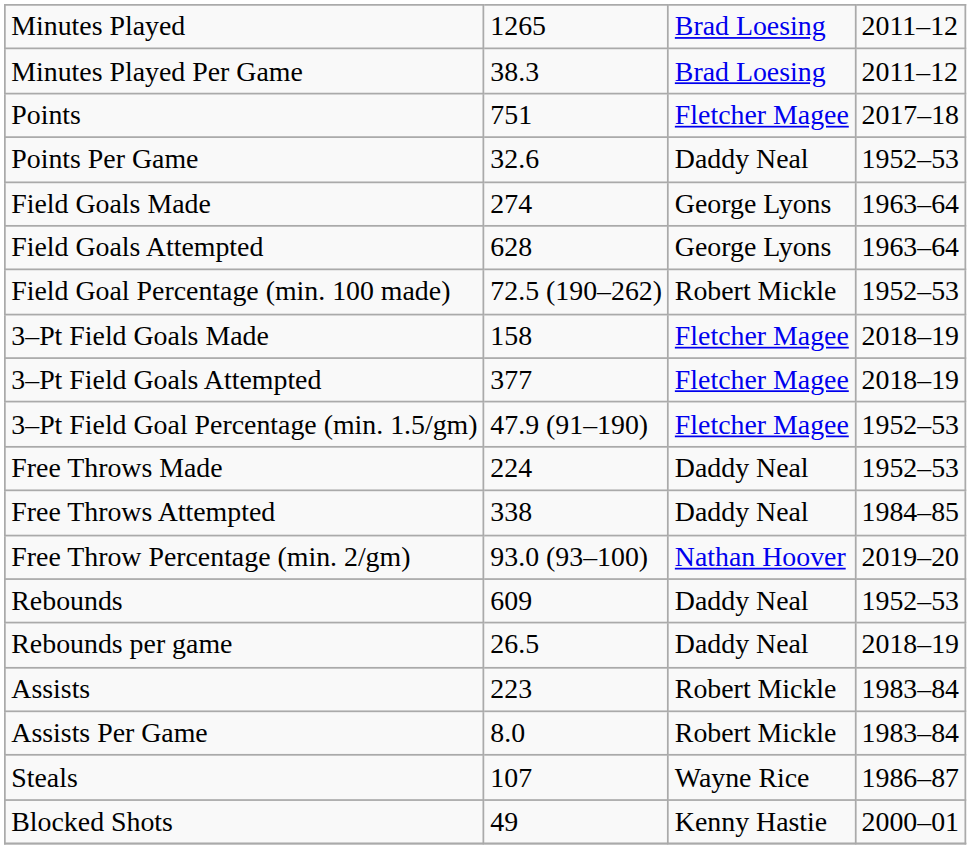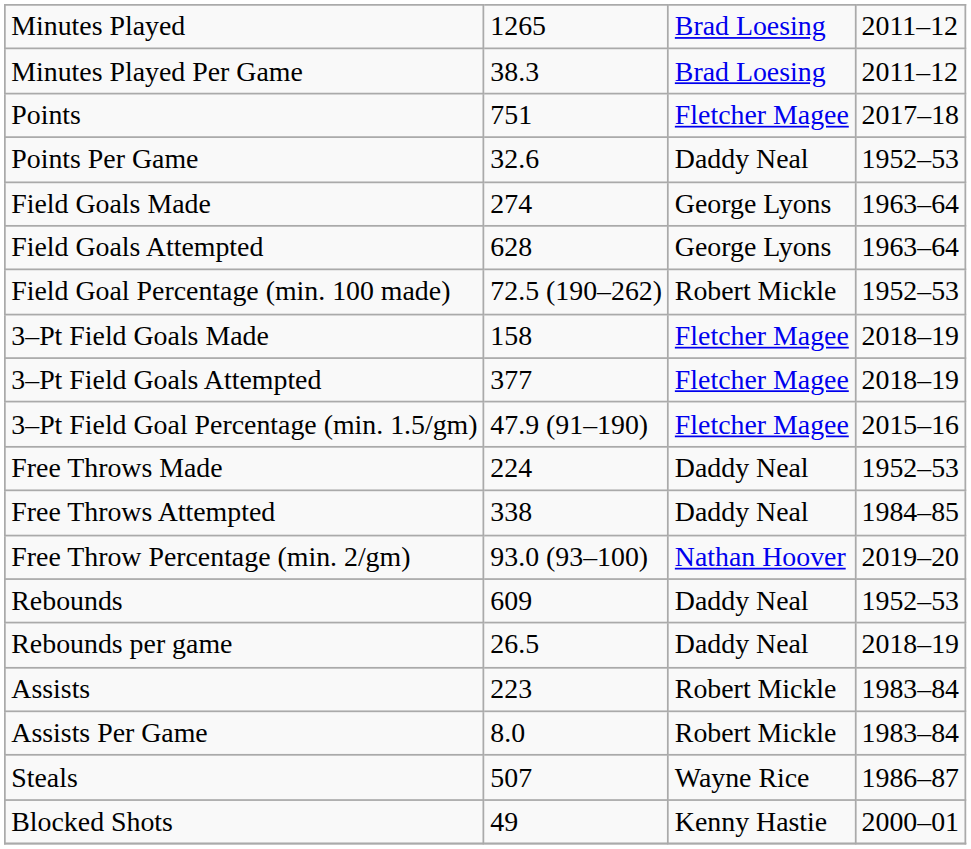(910, 423) 1952–53 -> (910, 423) 2015–16
(511, 777) 107 -> (511, 777) 507
